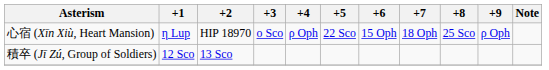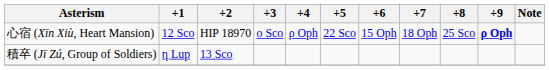(176, 33) η Lup -> (178, 33) 12 Sco
(495, 33) normal -> (497, 33) bold
(178, 54) 12 Sco -> (176, 54) η Lup
